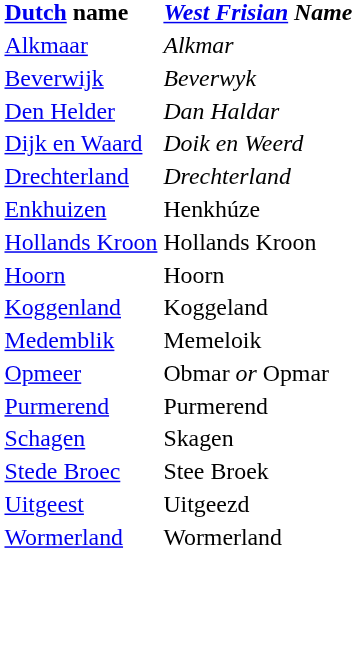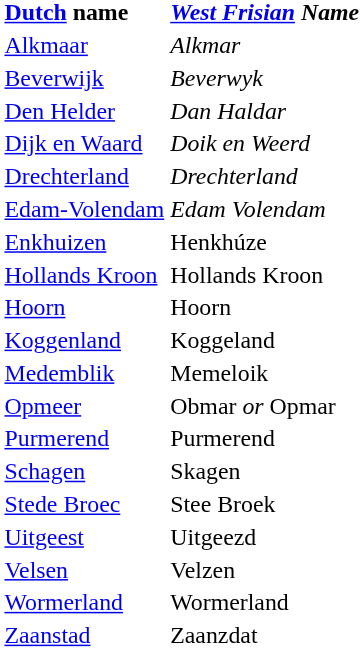+ row: (84, 209)
+ row: (36, 569)
+ row: (47, 635)
